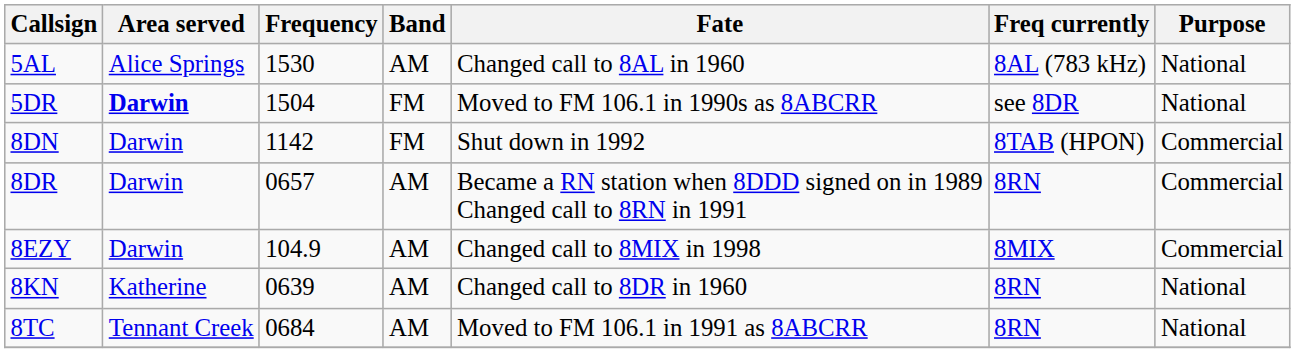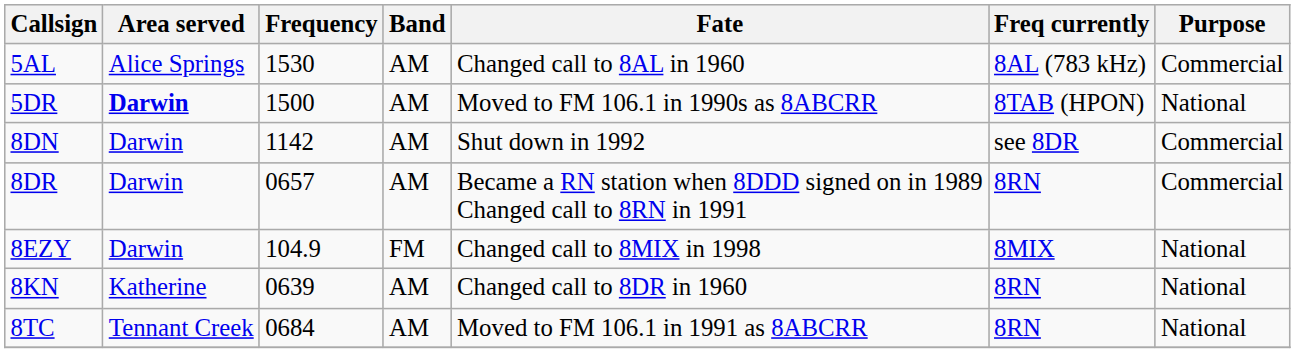(1204, 63) National -> (1222, 63) Commercial
(290, 102) 1504 -> (290, 102) 1500
(407, 102) FM -> (409, 102) AM
(1036, 102) see 8DR -> (1069, 102) 8TAB (HPON)
(407, 142) FM -> (409, 142) AM
(1069, 142) 8TAB (HPON) -> (1036, 142) see 8DR
(409, 248) AM -> (407, 248) FM
(1222, 248) Commercial -> (1204, 248) National
